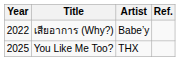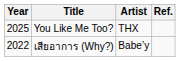rows swapped: (74, 30) <-> (74, 48)
